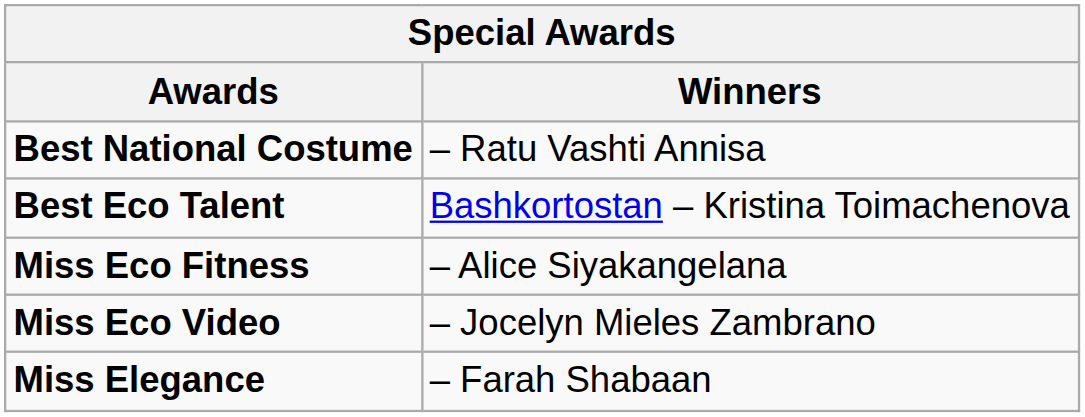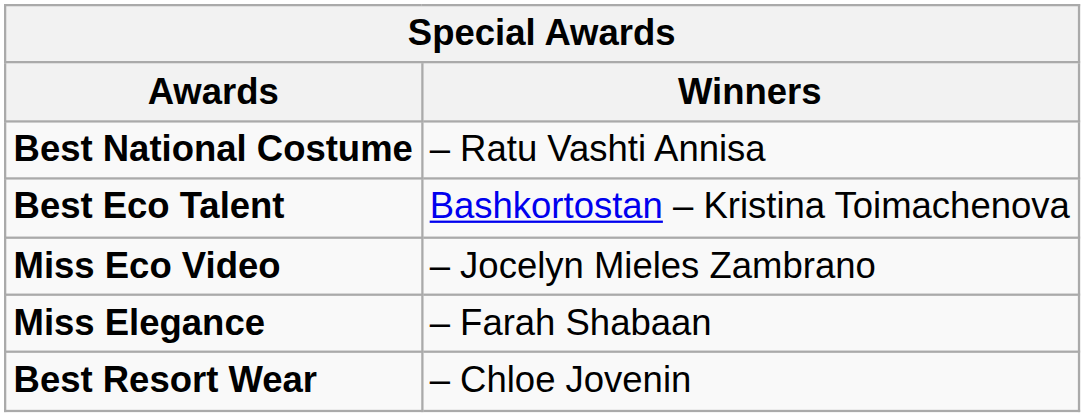- row: (162, 264)
+ row: (165, 380)
